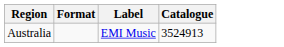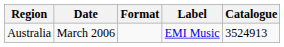+ column: (86, 14)
